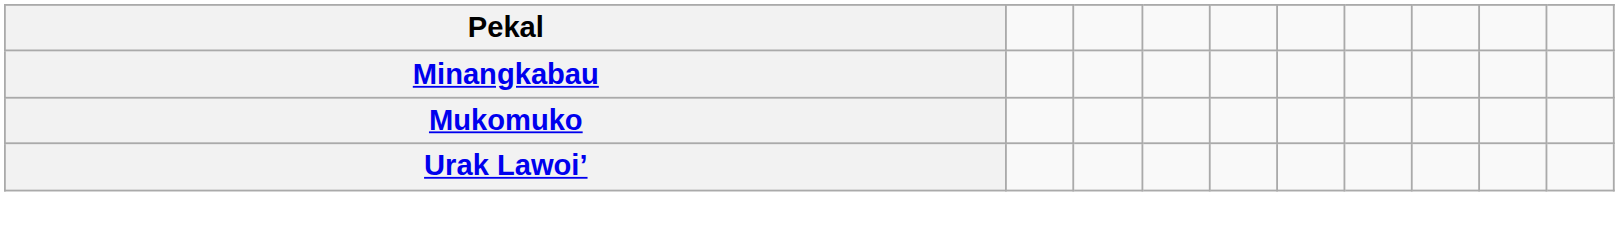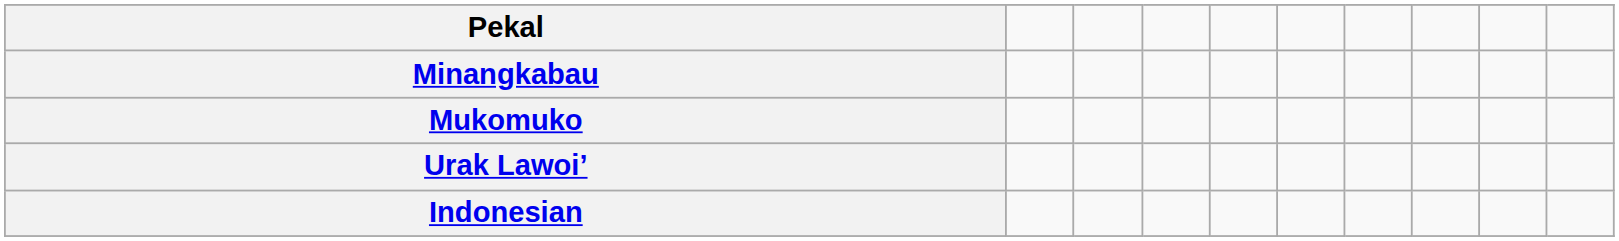+ row: (506, 212)
